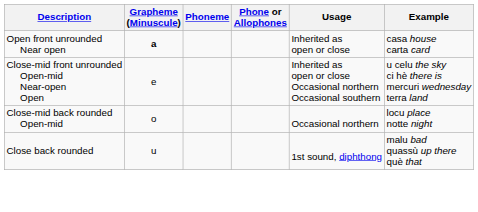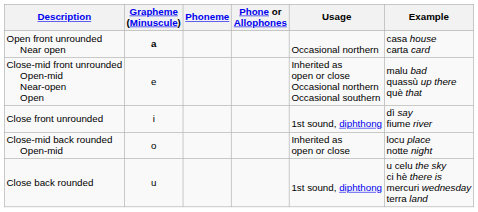(321, 44) Inherited as open or close -> (335, 49) Occasional northern
(429, 81) u celu the sky ci hè there is mercuri wednesday terra land -> (422, 81) malu bad quassù up there què that
+ row: (55, 119)
(335, 124) Occasional northern -> (321, 145) Inherited as open or close
(422, 151) malu bad quassù up there què that -> (429, 182) u celu the sky ci hè there is mercuri wednesday terra land
